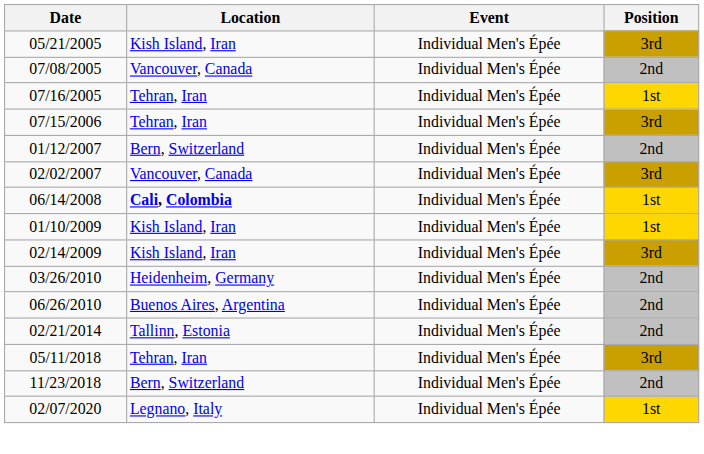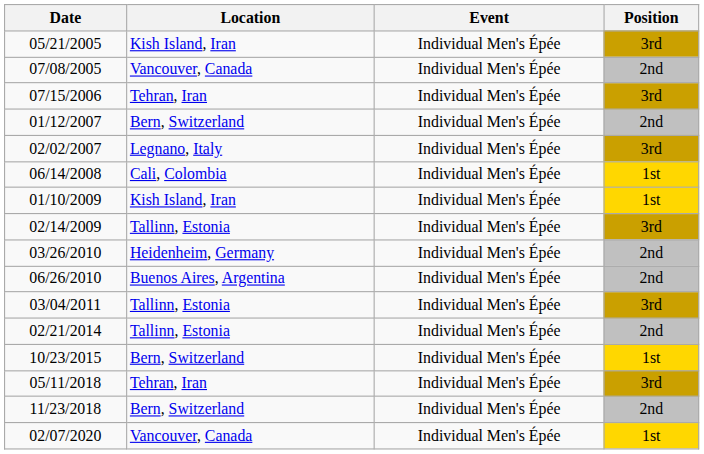- row: (65, 96)
(191, 174) Vancouver, Canada -> (176, 148) Legnano, Italy
(181, 200) bold -> (178, 174) normal
(183, 253) Kish Island, Iran -> (180, 226) Tallinn, Estonia
+ row: (65, 305)
+ row: (65, 357)
(176, 409) Legnano, Italy -> (191, 435) Vancouver, Canada
